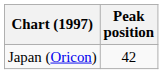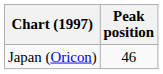(129, 56) 42 -> (129, 56) 46
